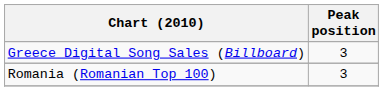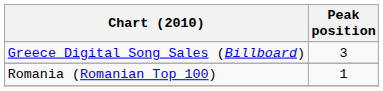(344, 75) 3 -> (344, 75) 1
